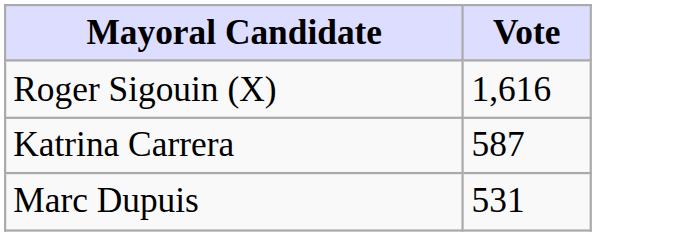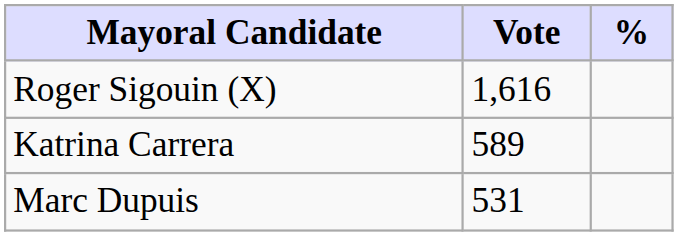+ column: (632, 32)
(498, 144) 587 -> (498, 144) 589
